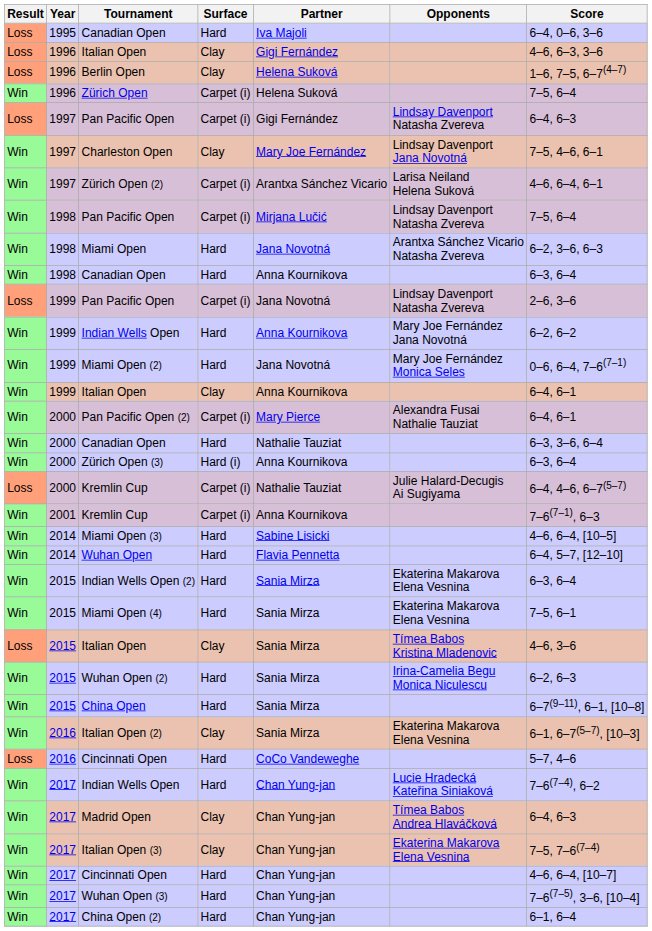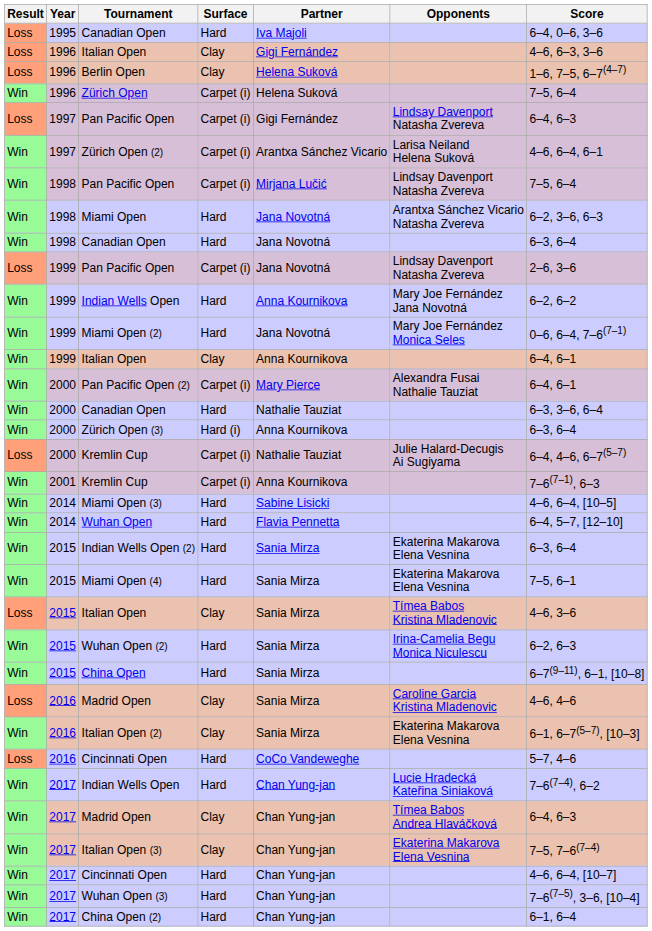- row: (63, 151)
(302, 275) Anna Kournikova -> (293, 242) Jana Novotná
+ row: (63, 700)
